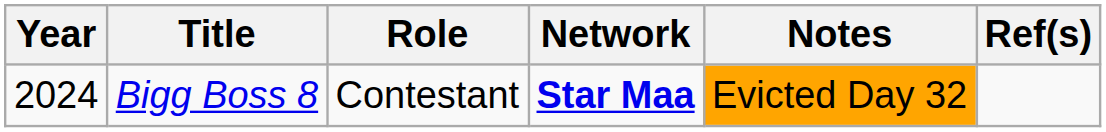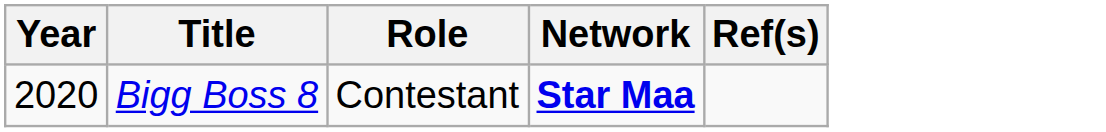- column: (840, 34)
(56, 94) 2024 -> (56, 94) 2020
